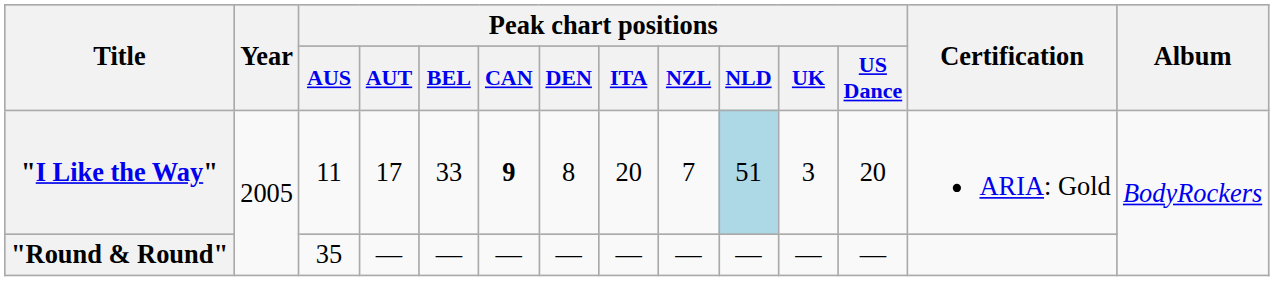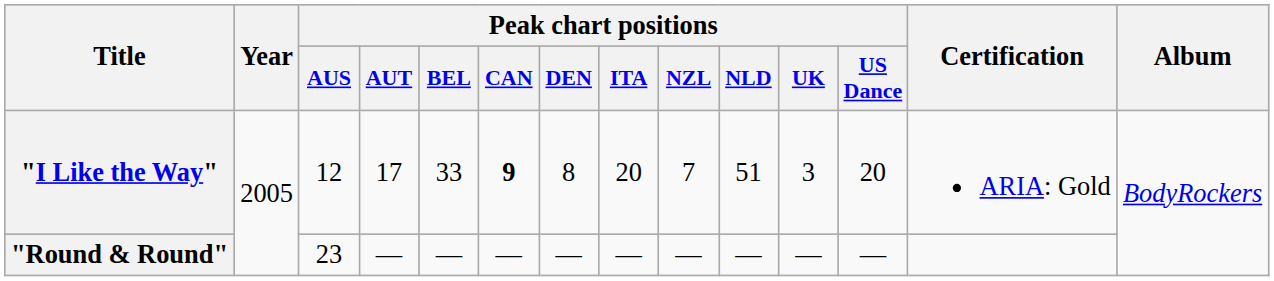(329, 171) 11 -> (329, 171) 12
(748, 171) lightblue background -> (748, 171) no background
(329, 254) 35 -> (329, 254) 23
